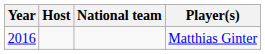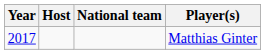(22, 37) 2016 -> (22, 37) 2017
